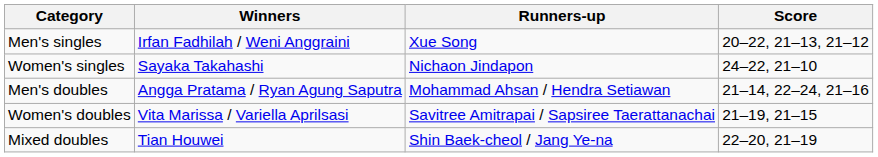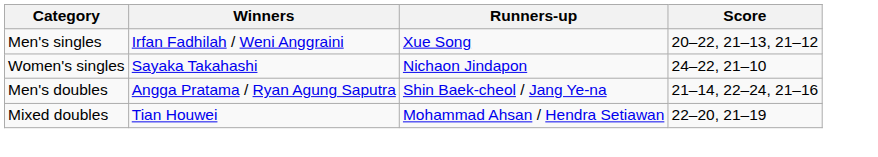(540, 90) Mohammad Ahsan / Hendra Setiawan -> (505, 90) Shin Baek-cheol / Jang Ye-na
- row: (69, 115)
(511, 139) Shin Baek-cheol / Jang Ye-na -> (534, 115) Mohammad Ahsan / Hendra Setiawan
